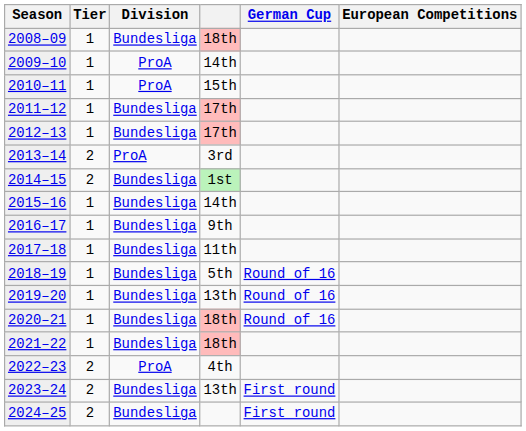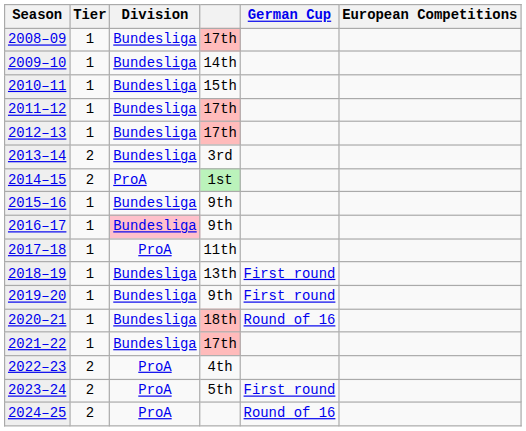(220, 39) 18th -> (220, 39) 17th
(155, 63) ProA -> (155, 63) Bundesliga
(155, 86) ProA -> (155, 86) Bundesliga
(130, 156) ProA -> (155, 156) Bundesliga
(155, 180) Bundesliga -> (130, 180) ProA
(220, 203) 14th -> (220, 203) 9th
(155, 226) no background -> (155, 226) pink background
(155, 250) Bundesliga -> (155, 250) ProA
(220, 273) 5th -> (220, 273) 13th
(289, 273) Round of 16 -> (289, 273) First round
(220, 297) 13th -> (220, 297) 9th
(289, 297) Round of 16 -> (289, 297) First round
(220, 343) 18th -> (220, 343) 17th
(155, 390) Bundesliga -> (155, 390) ProA
(220, 390) 13th -> (220, 390) 5th
(155, 414) Bundesliga -> (155, 414) ProA
(289, 414) First round -> (289, 414) Round of 16
